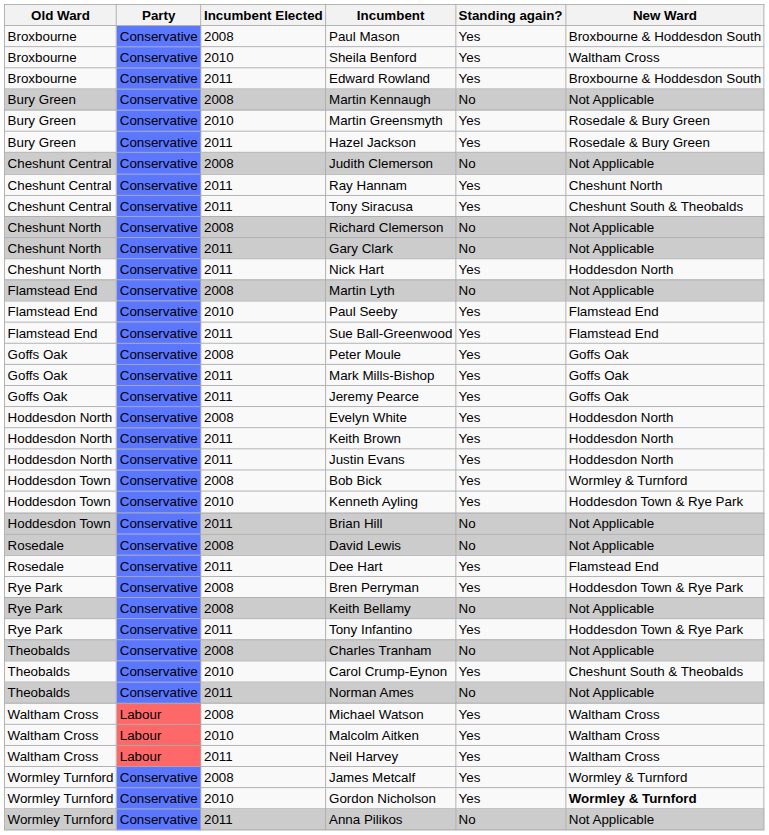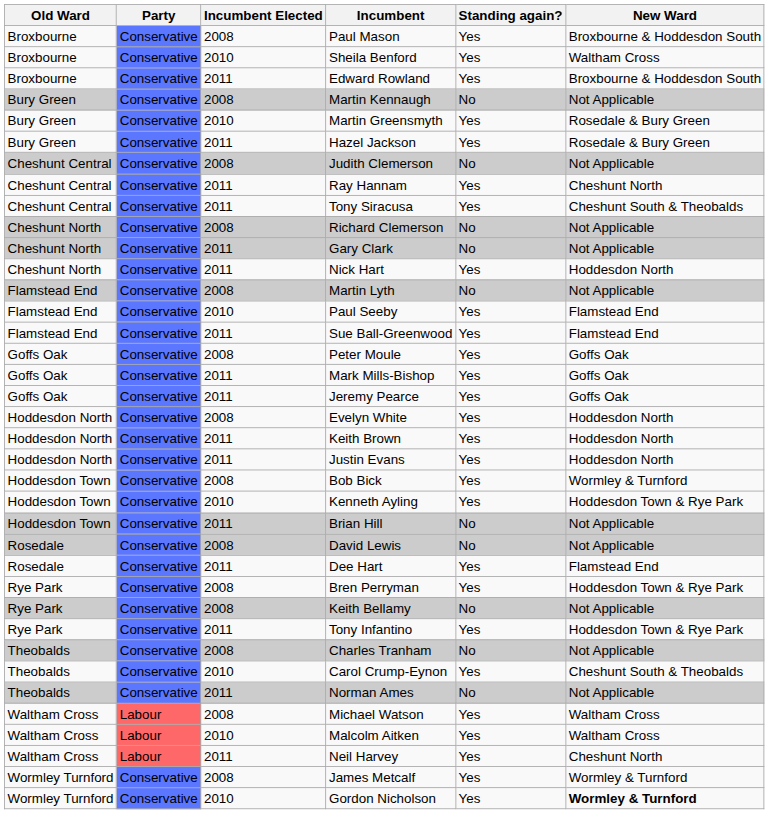(614, 756) Waltham Cross -> (616, 756) Cheshunt North
- row: (366, 820)
